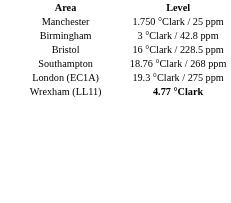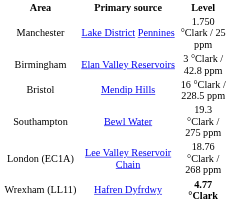+ column: (128, 7)
(178, 64) 18.76 °Clark / 268 ppm -> (203, 121) 19.3 °Clark / 275 ppm
(178, 78) 19.3 °Clark / 275 ppm -> (203, 158) 18.76 °Clark / 268 ppm
